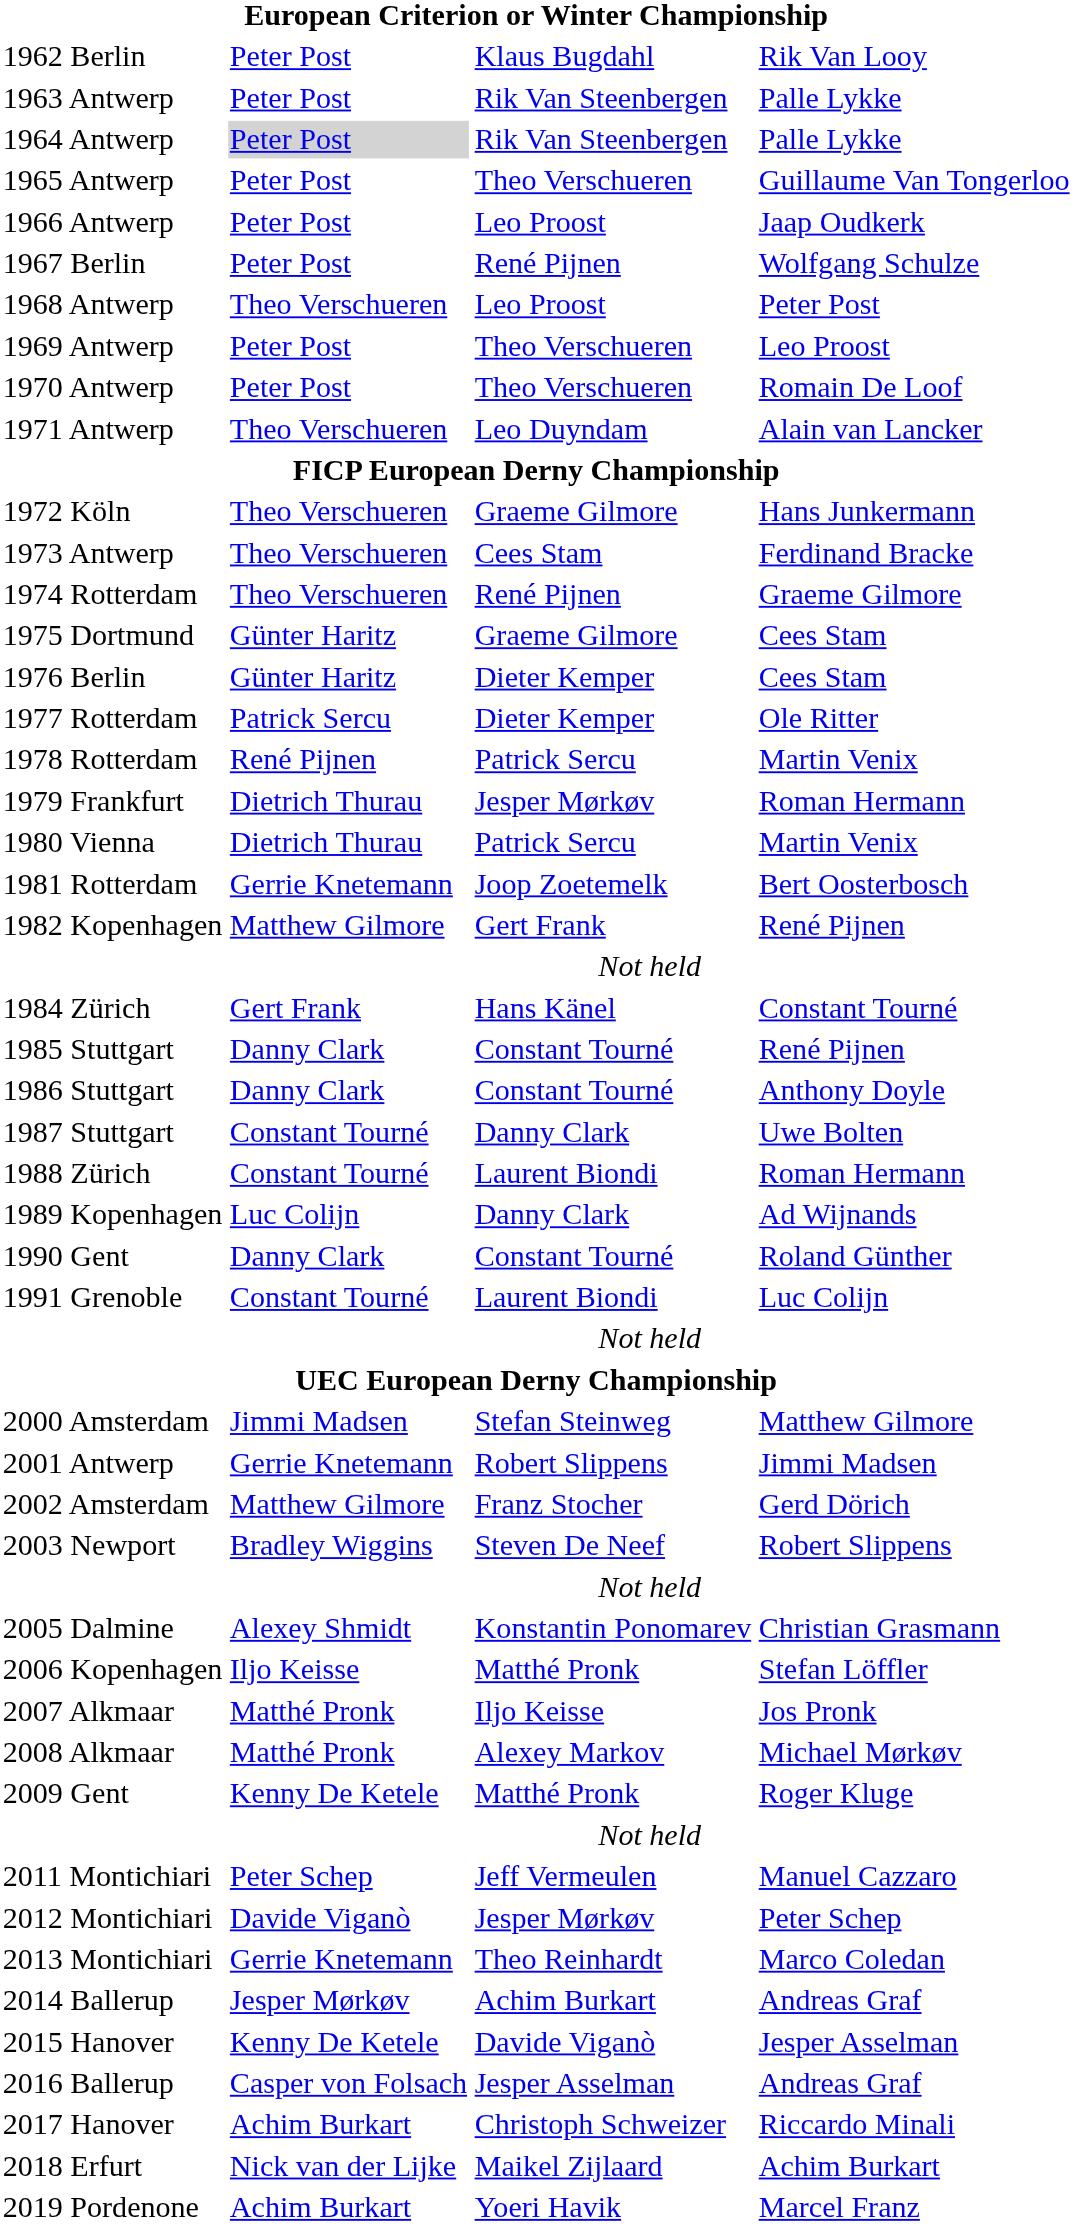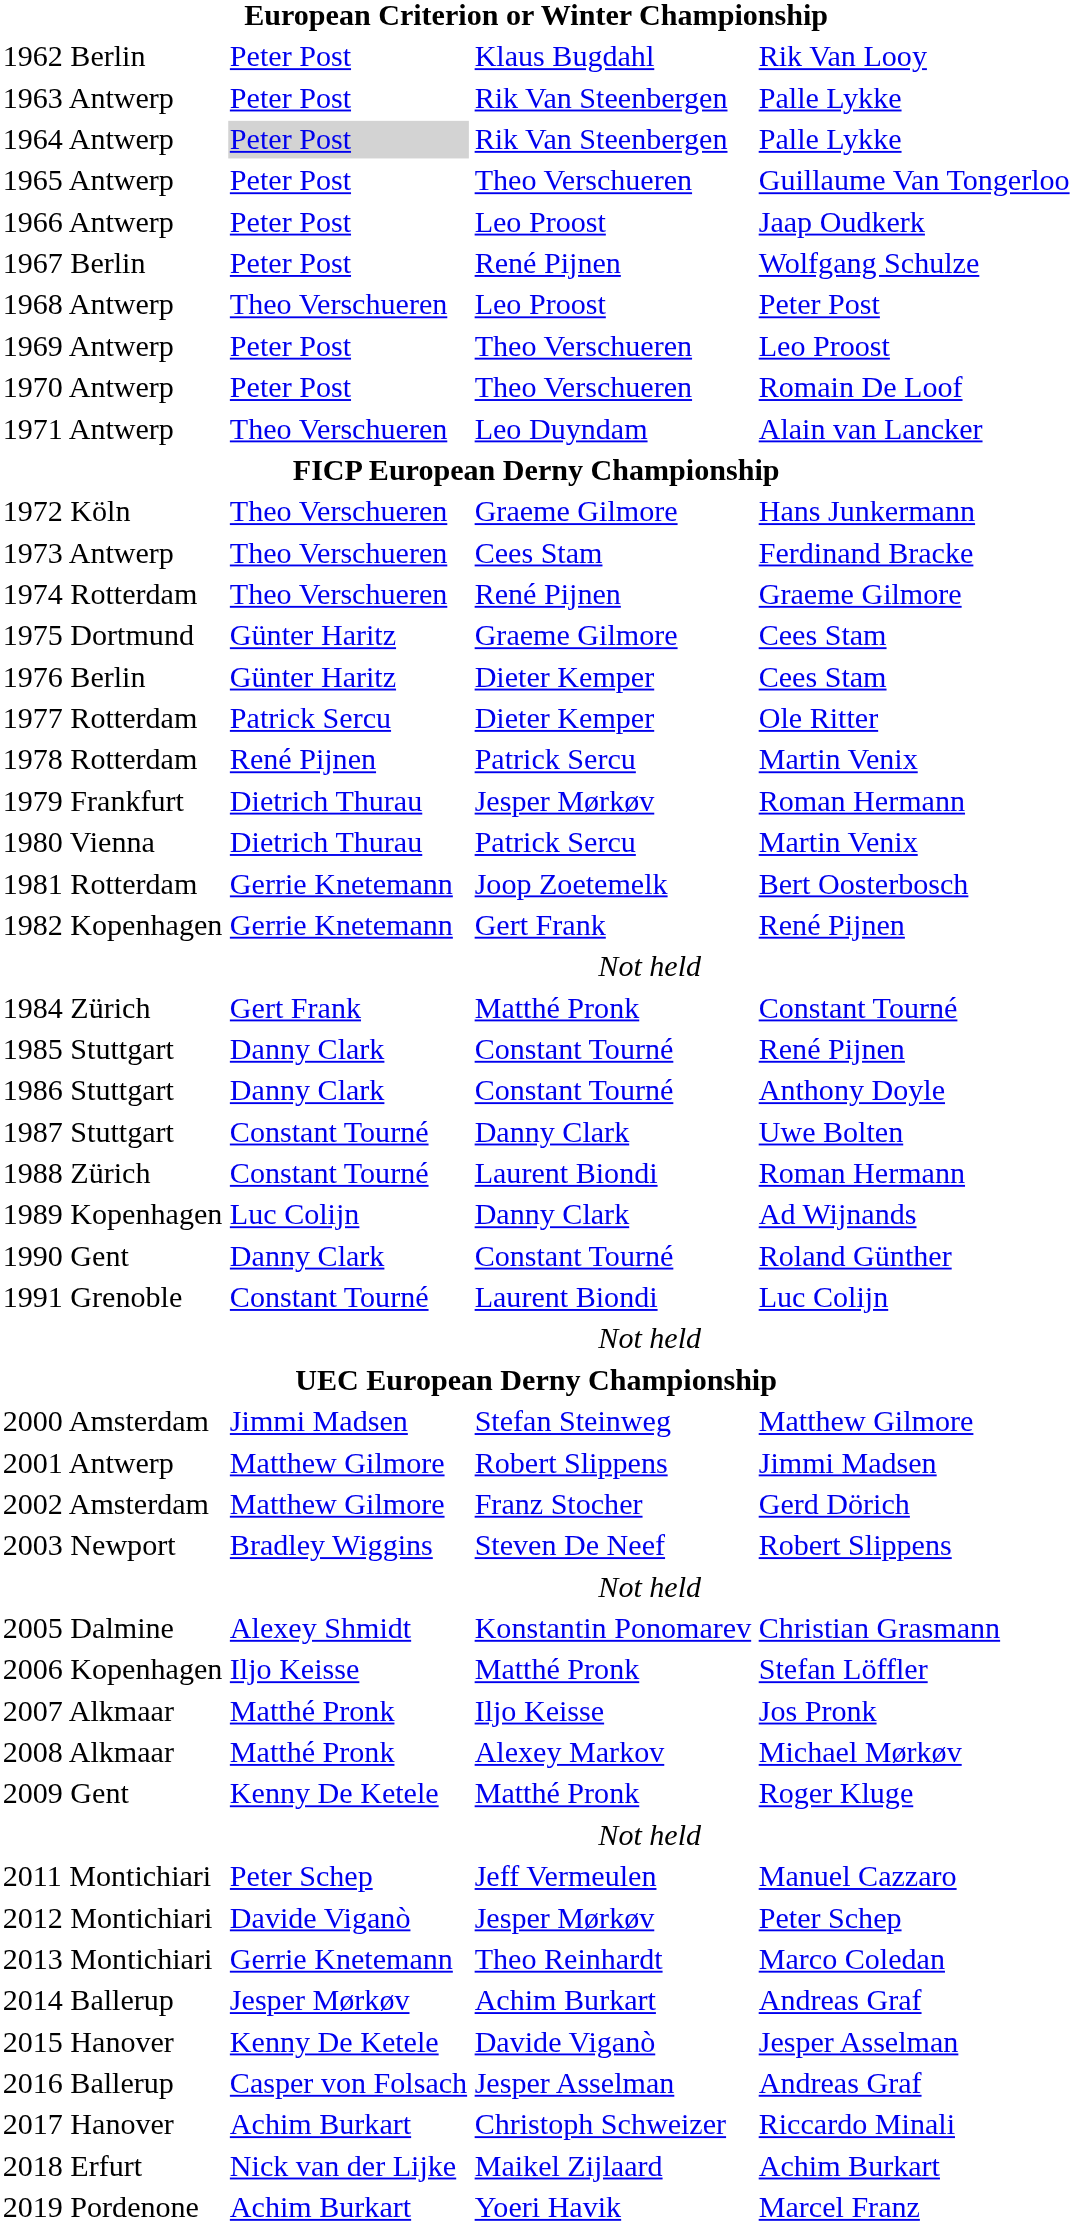(337, 925) Matthew Gilmore -> (341, 925) Gerrie Knetemann
(545, 1007) Hans Känel -> (557, 1007) Matthé Pronk
(341, 1462) Gerrie Knetemann -> (337, 1462) Matthew Gilmore
